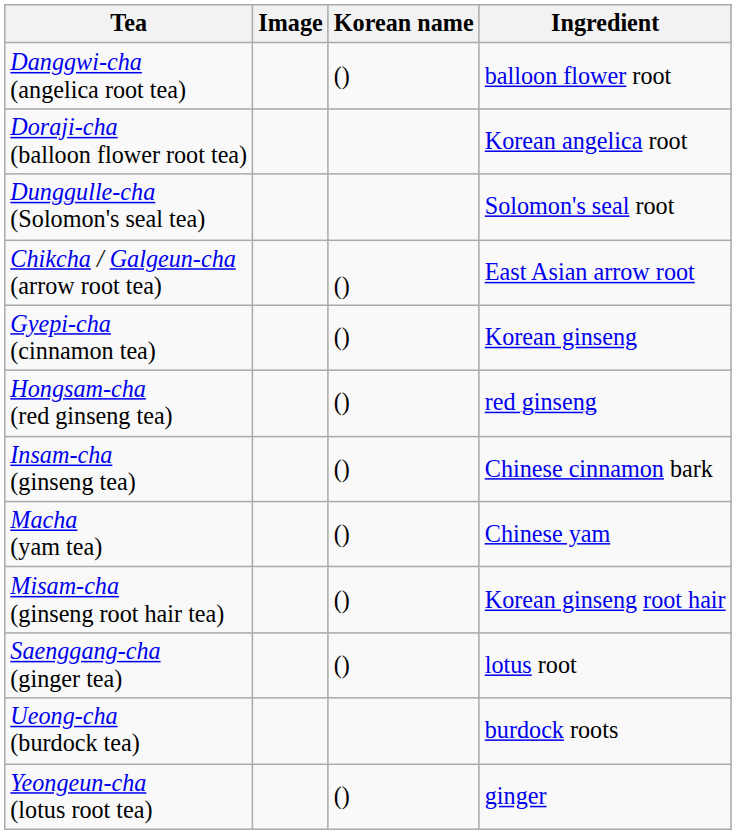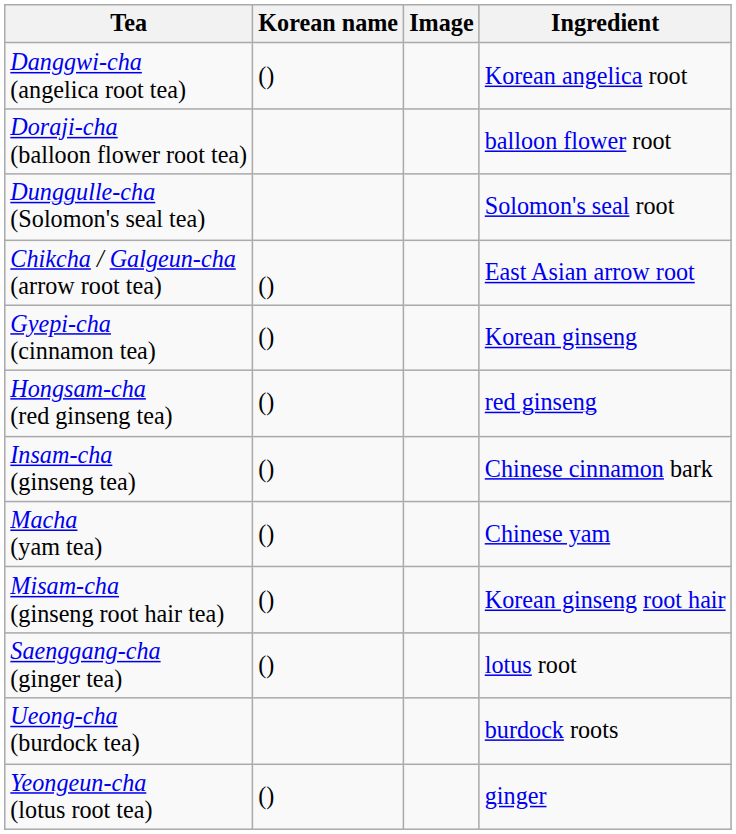columns swapped: (404, 23) <-> (290, 23)
(578, 75) balloon flower root -> (586, 75) Korean angelica root
(586, 141) Korean angelica root -> (578, 141) balloon flower root
